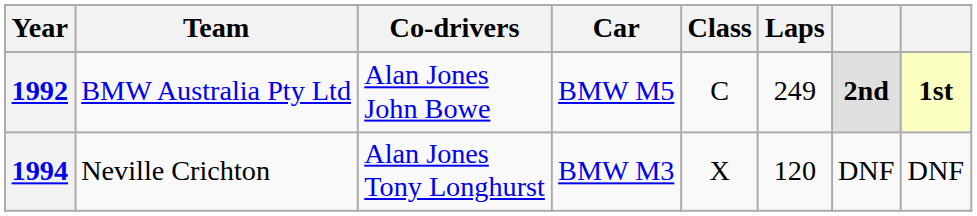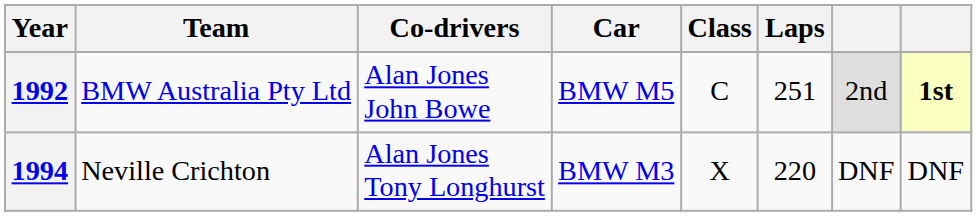(795, 91) 249 -> (795, 91) 251
(866, 91) bold -> (866, 91) normal
(795, 171) 120 -> (795, 171) 220
